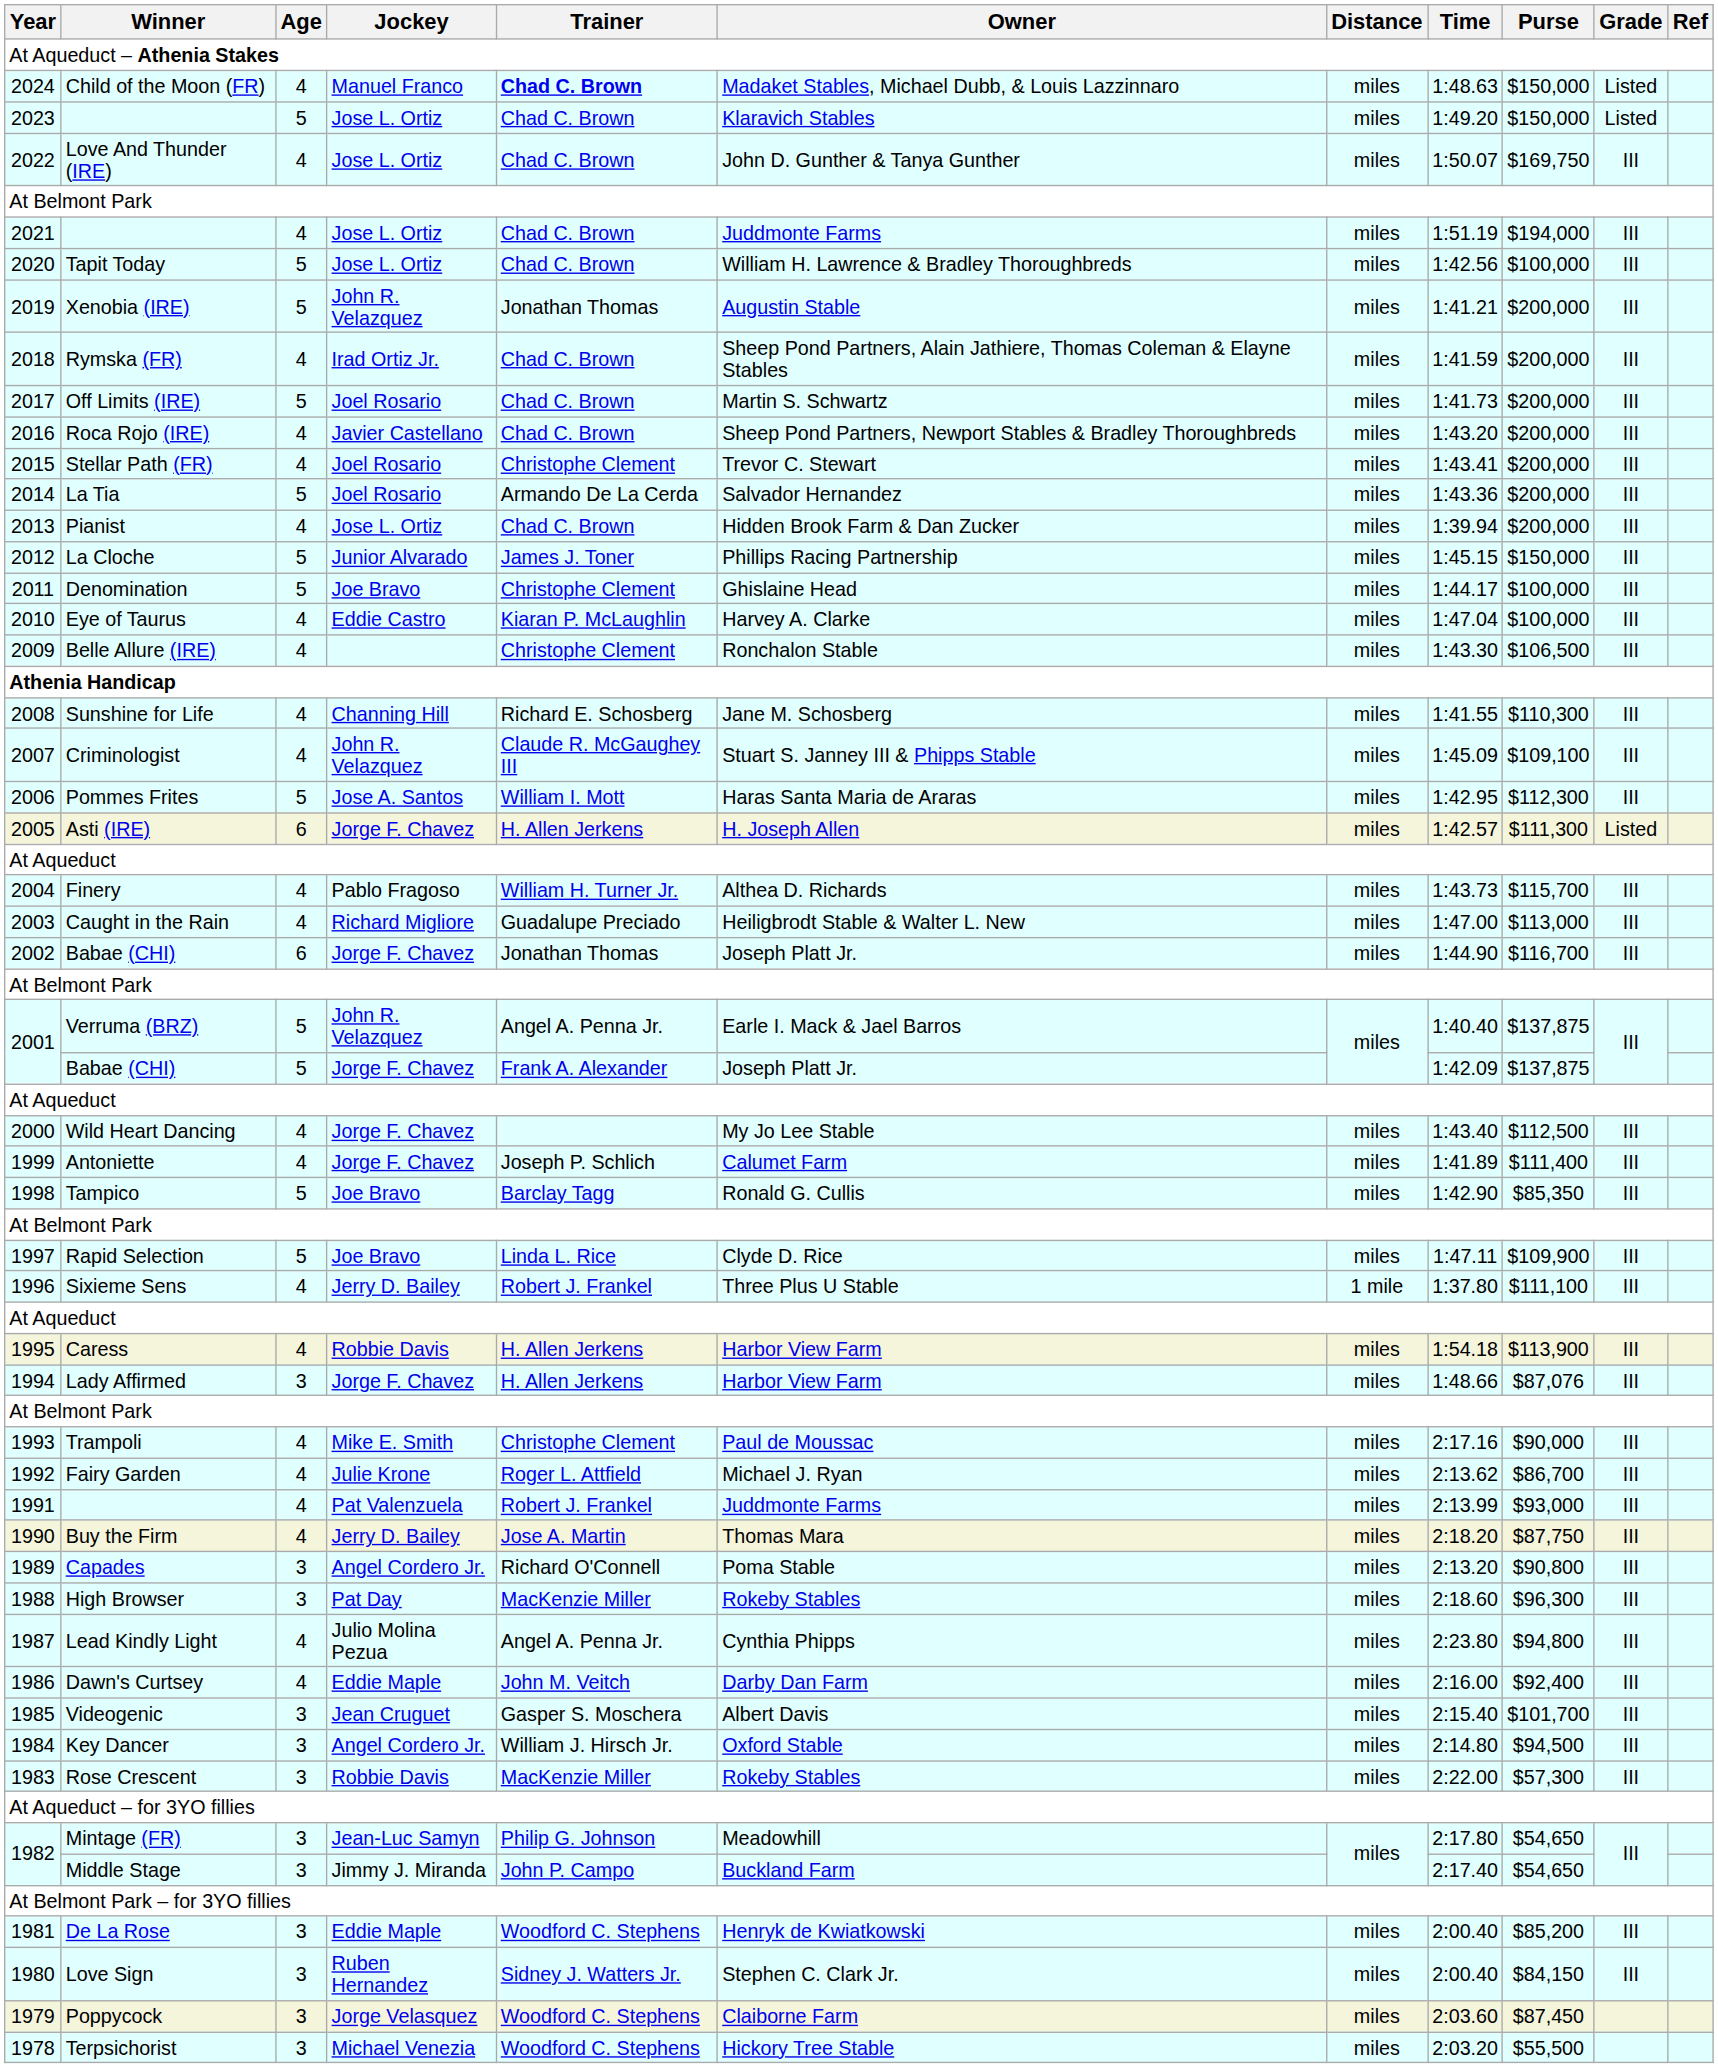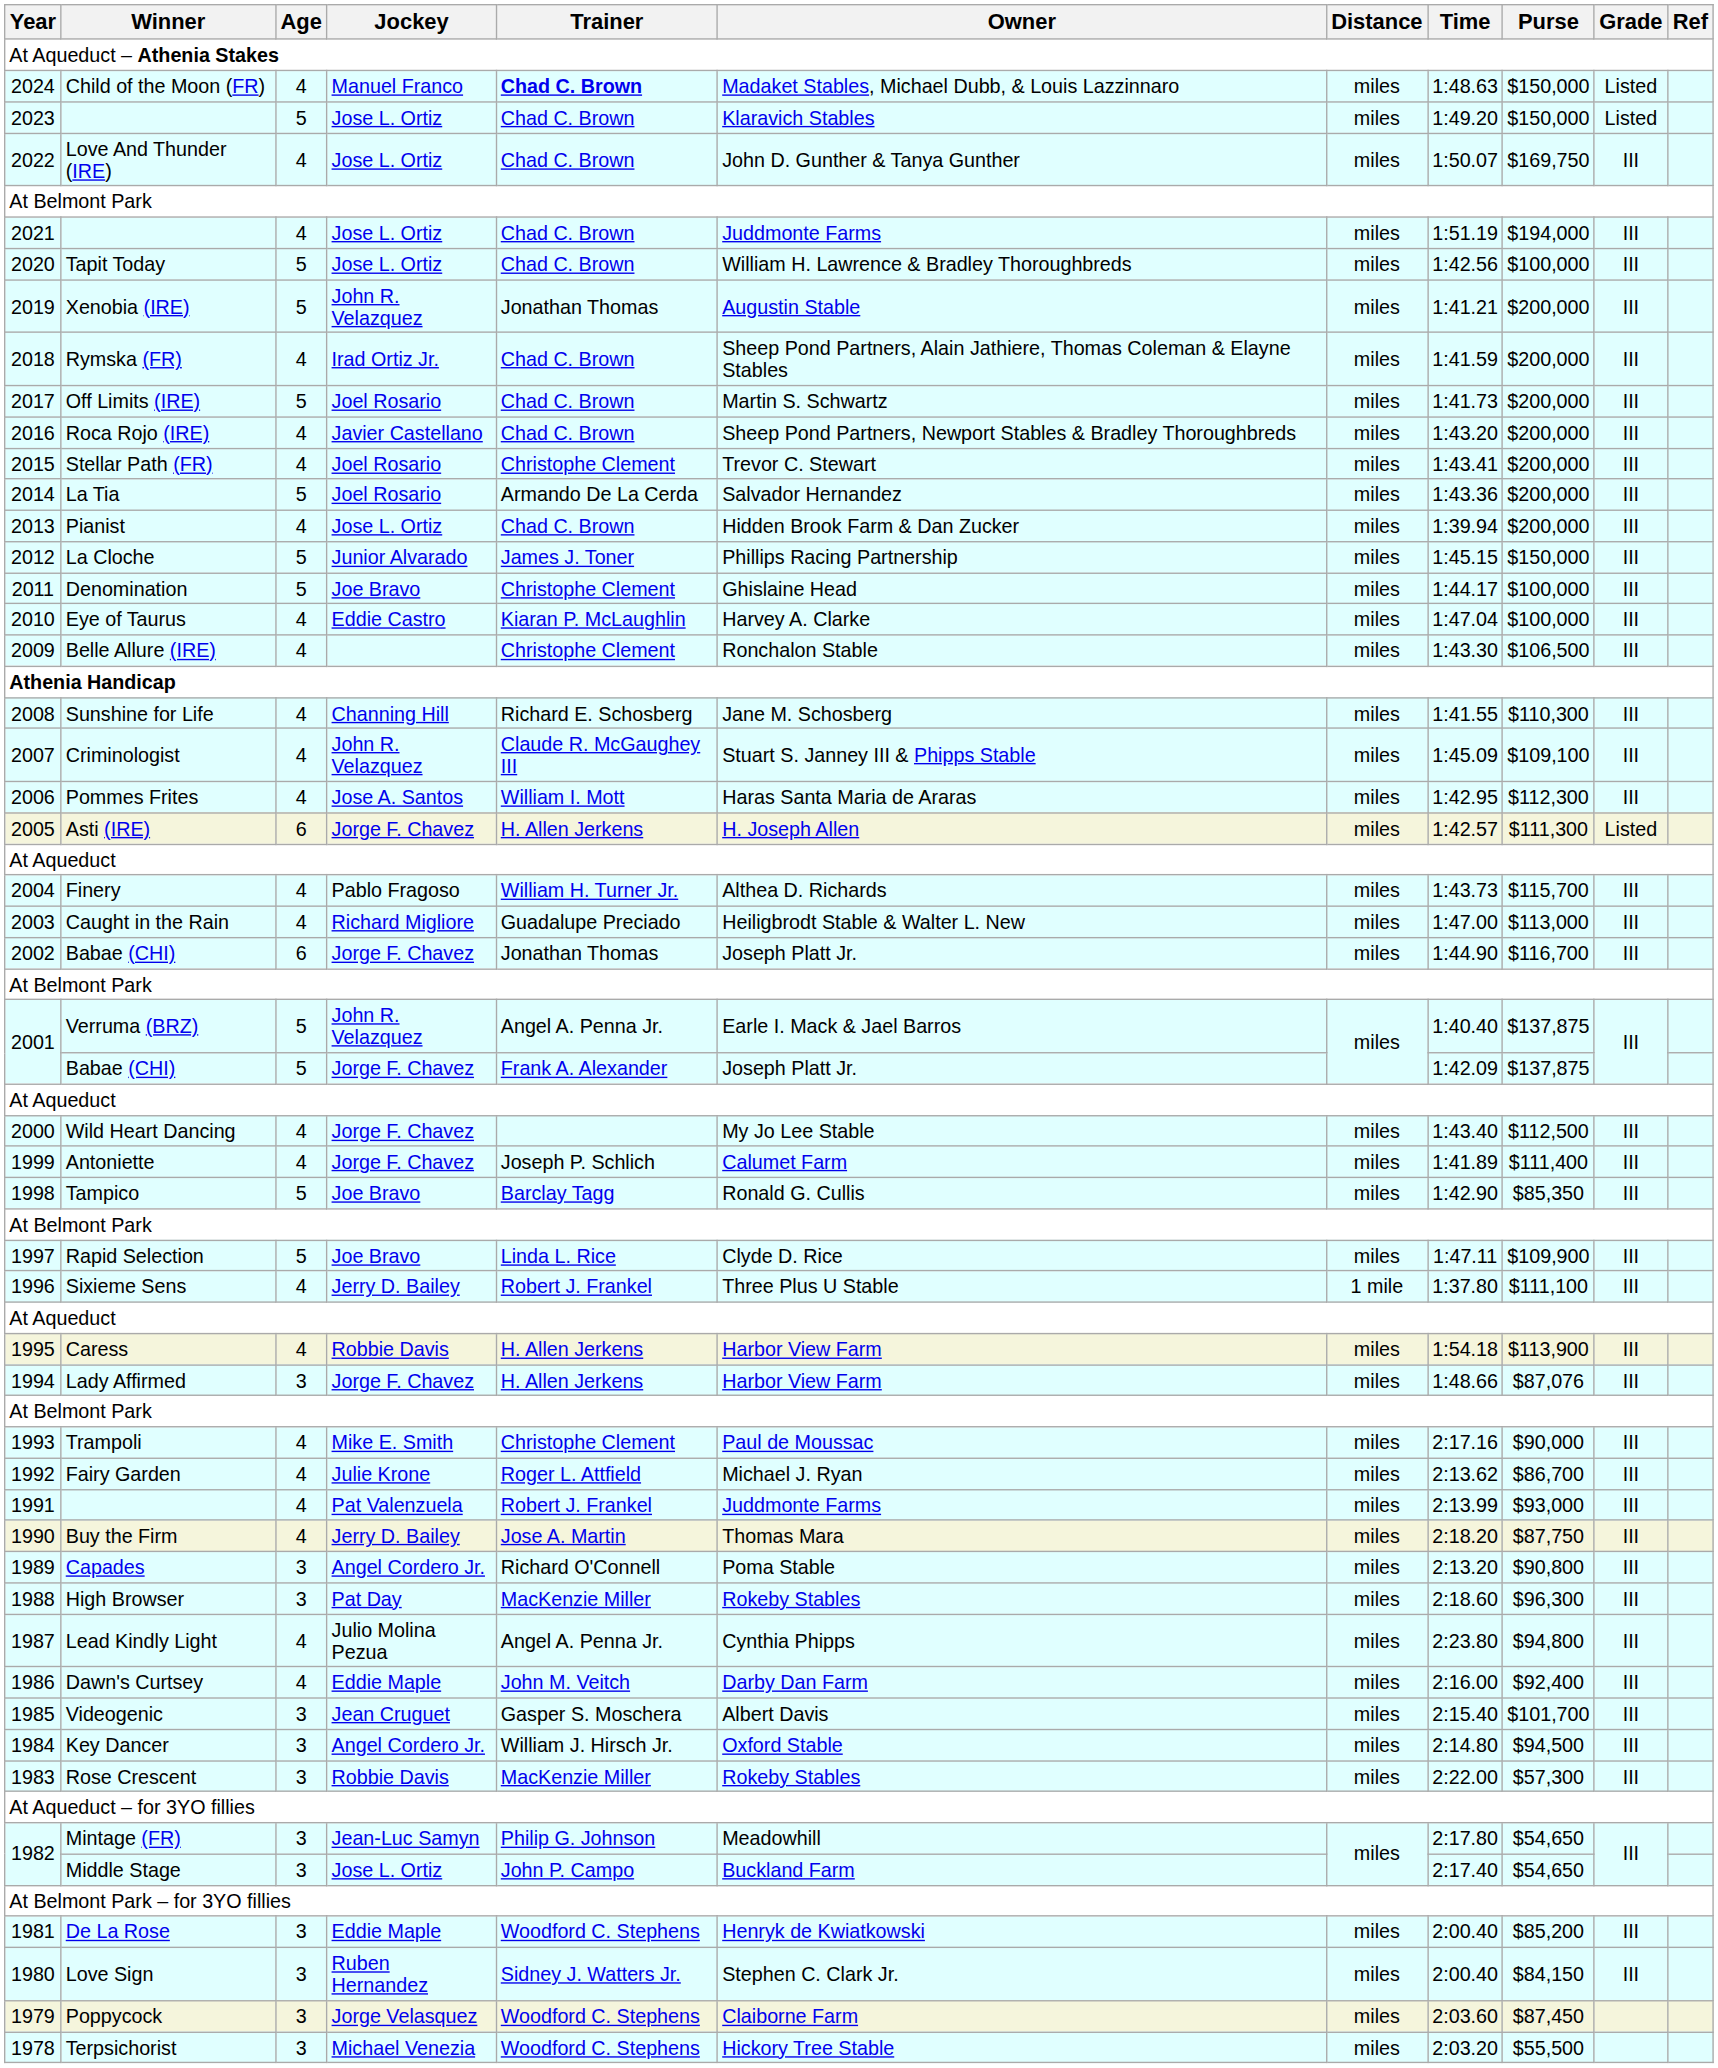(301, 797) 5 -> (301, 797) 4
(409, 1870) Jimmy J. Miranda -> (387, 1870) Jose L. Ortiz
